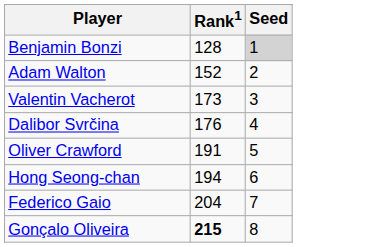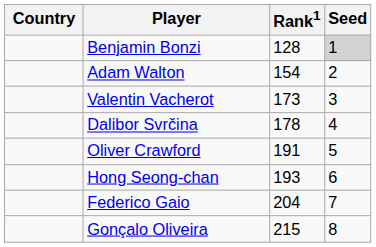+ column: (44, 19)
(208, 73) 152 -> (287, 73) 154
(208, 125) 176 -> (287, 125) 178
(208, 177) 194 -> (287, 177) 193
(208, 228) bold -> (287, 228) normal
